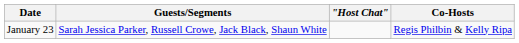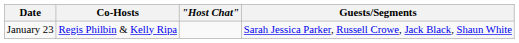columns swapped: (453, 13) <-> (193, 13)
